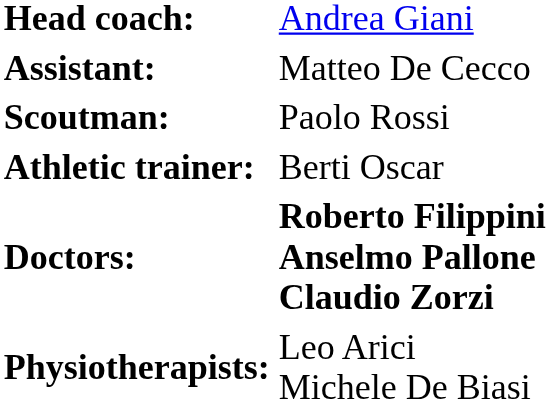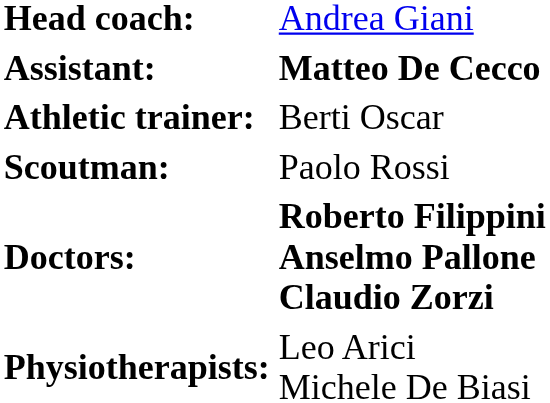(405, 67) normal -> (410, 67) bold
rows swapped: (129, 166) <-> (87, 117)
